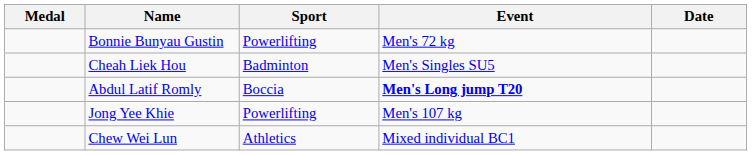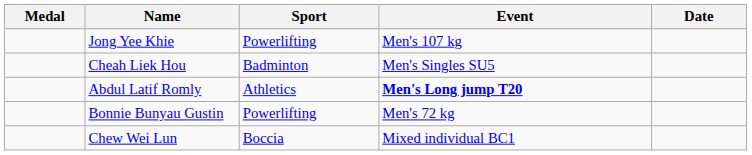rows swapped: (156, 41) <-> (131, 114)
(263, 89) Boccia -> (269, 89) Athletics
(269, 138) Athletics -> (263, 138) Boccia
